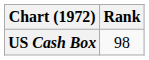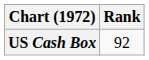(122, 42) 98 -> (122, 42) 92
